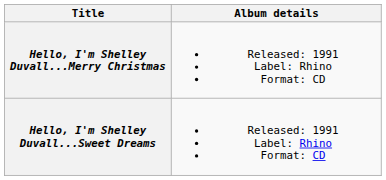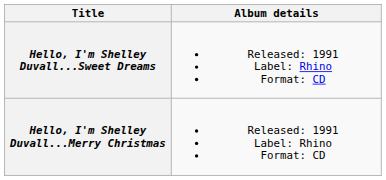rows swapped: (88, 137) <-> (88, 60)
